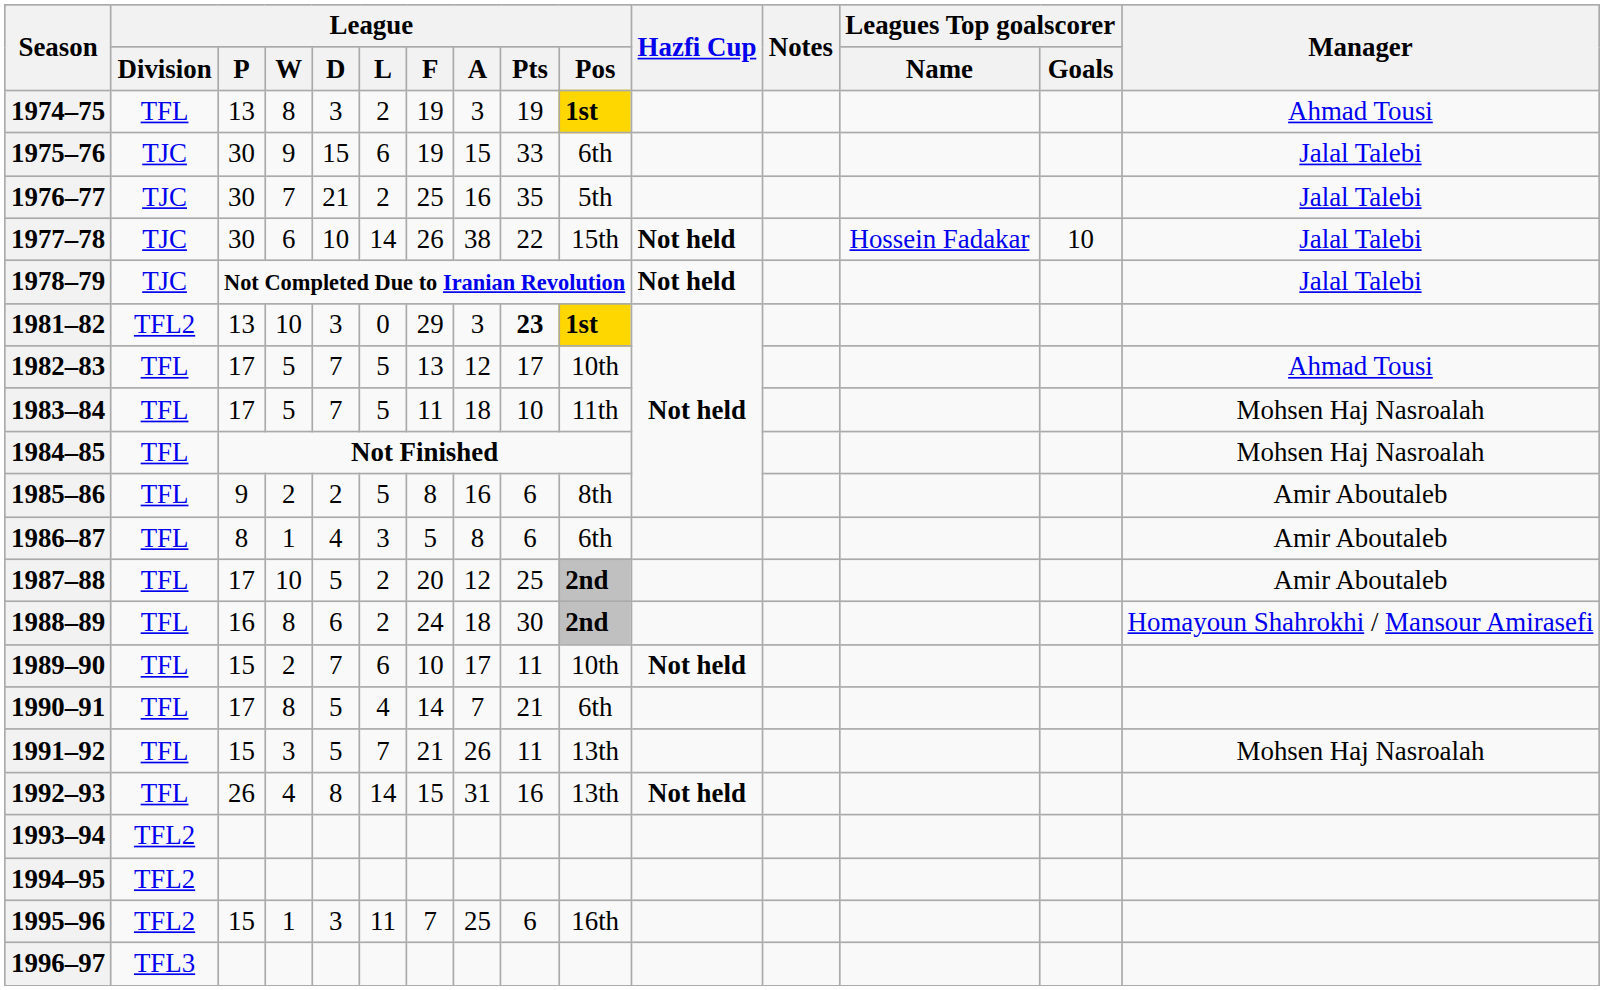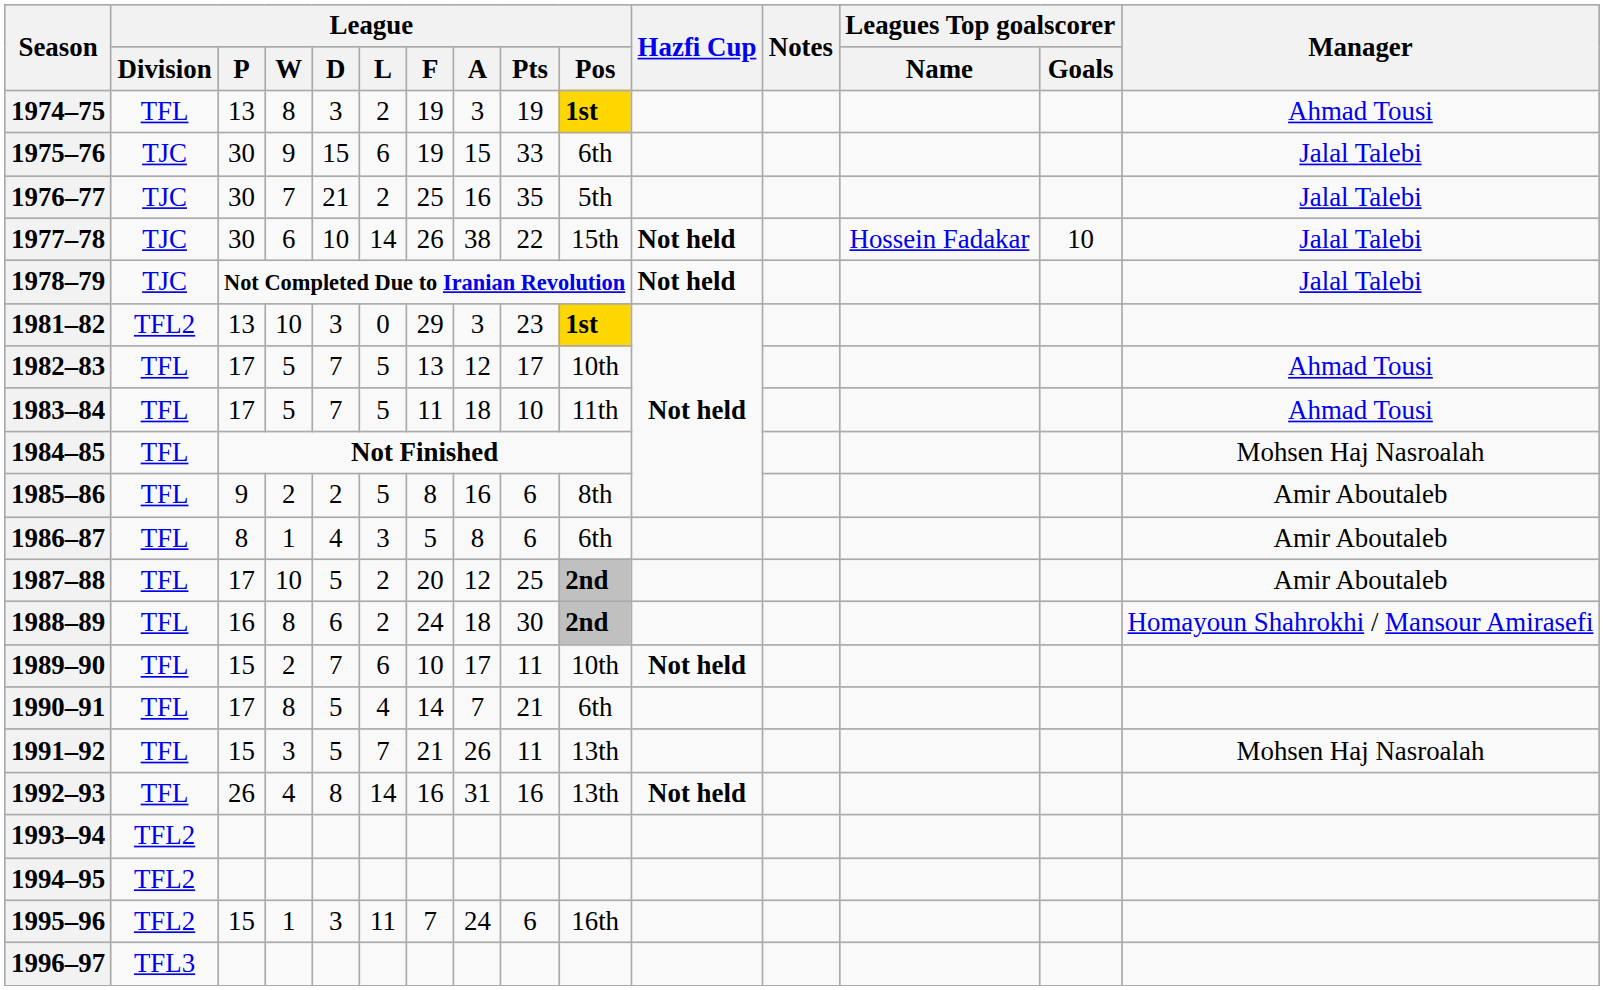(530, 324) bold -> (530, 324) normal
(1360, 409) Mohsen Haj Nasroalah -> (1360, 409) Ahmad Tousi
(430, 793) 15 -> (430, 793) 16
(477, 921) 25 -> (477, 921) 24
